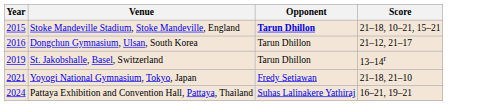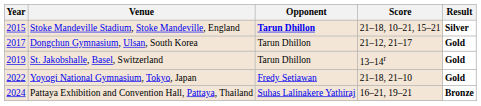+ column: (459, 12)
(16, 44) 2016 -> (16, 44) 2017
(16, 77) 2021 -> (16, 77) 2022
